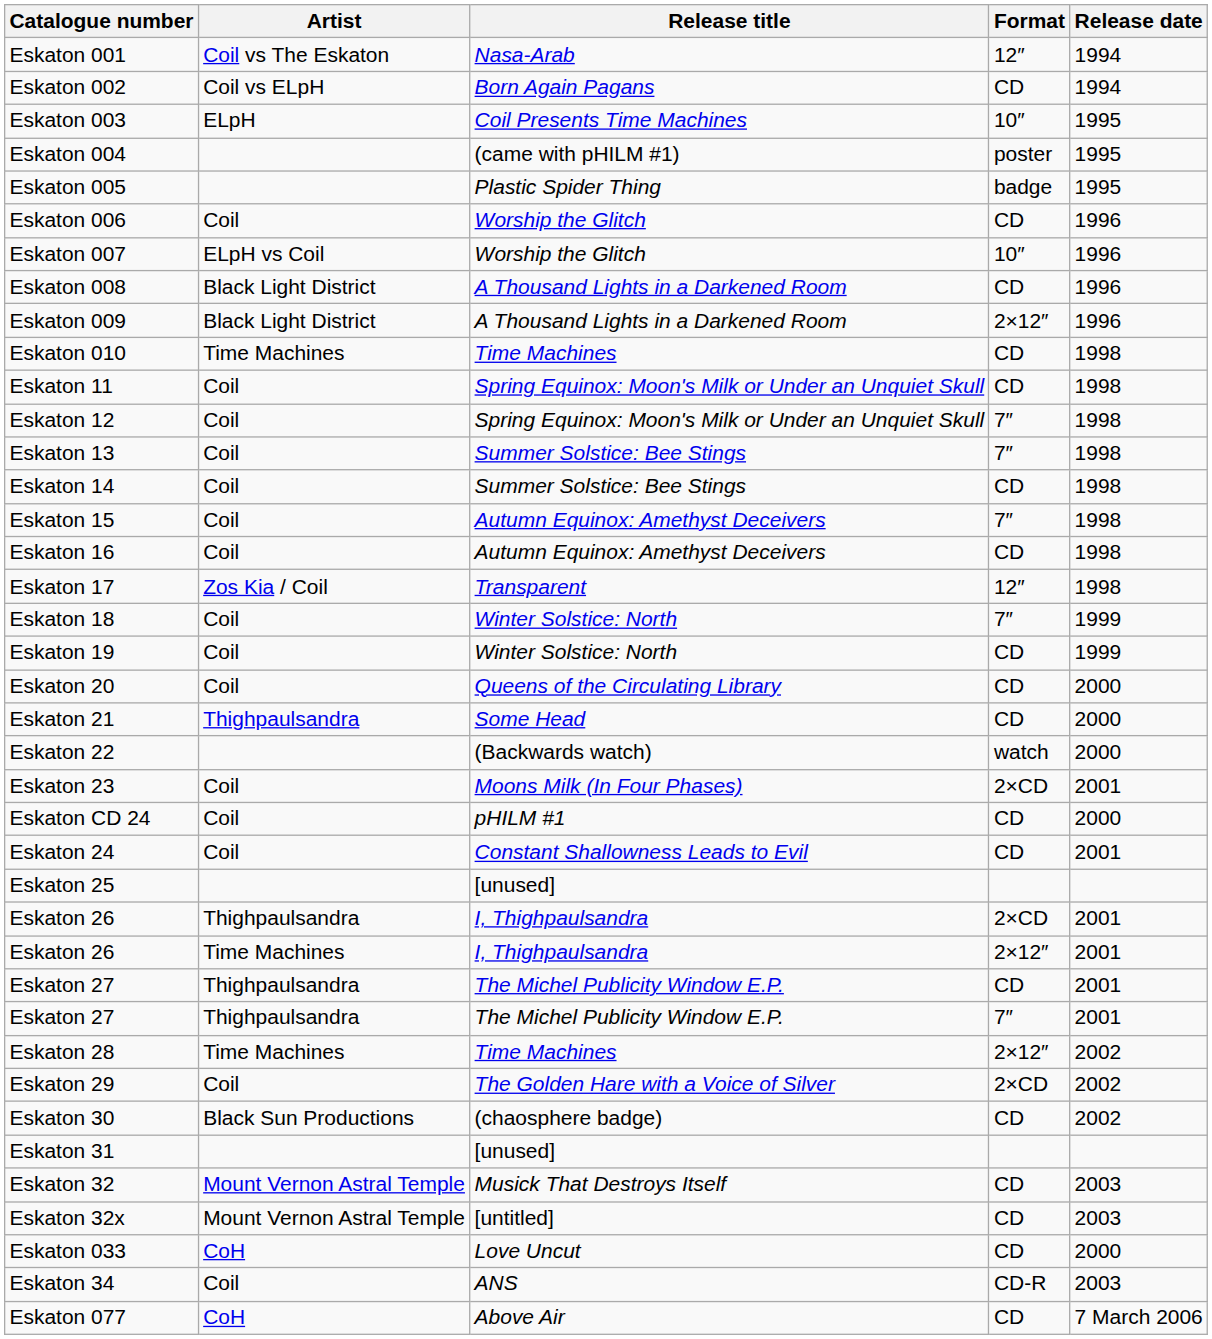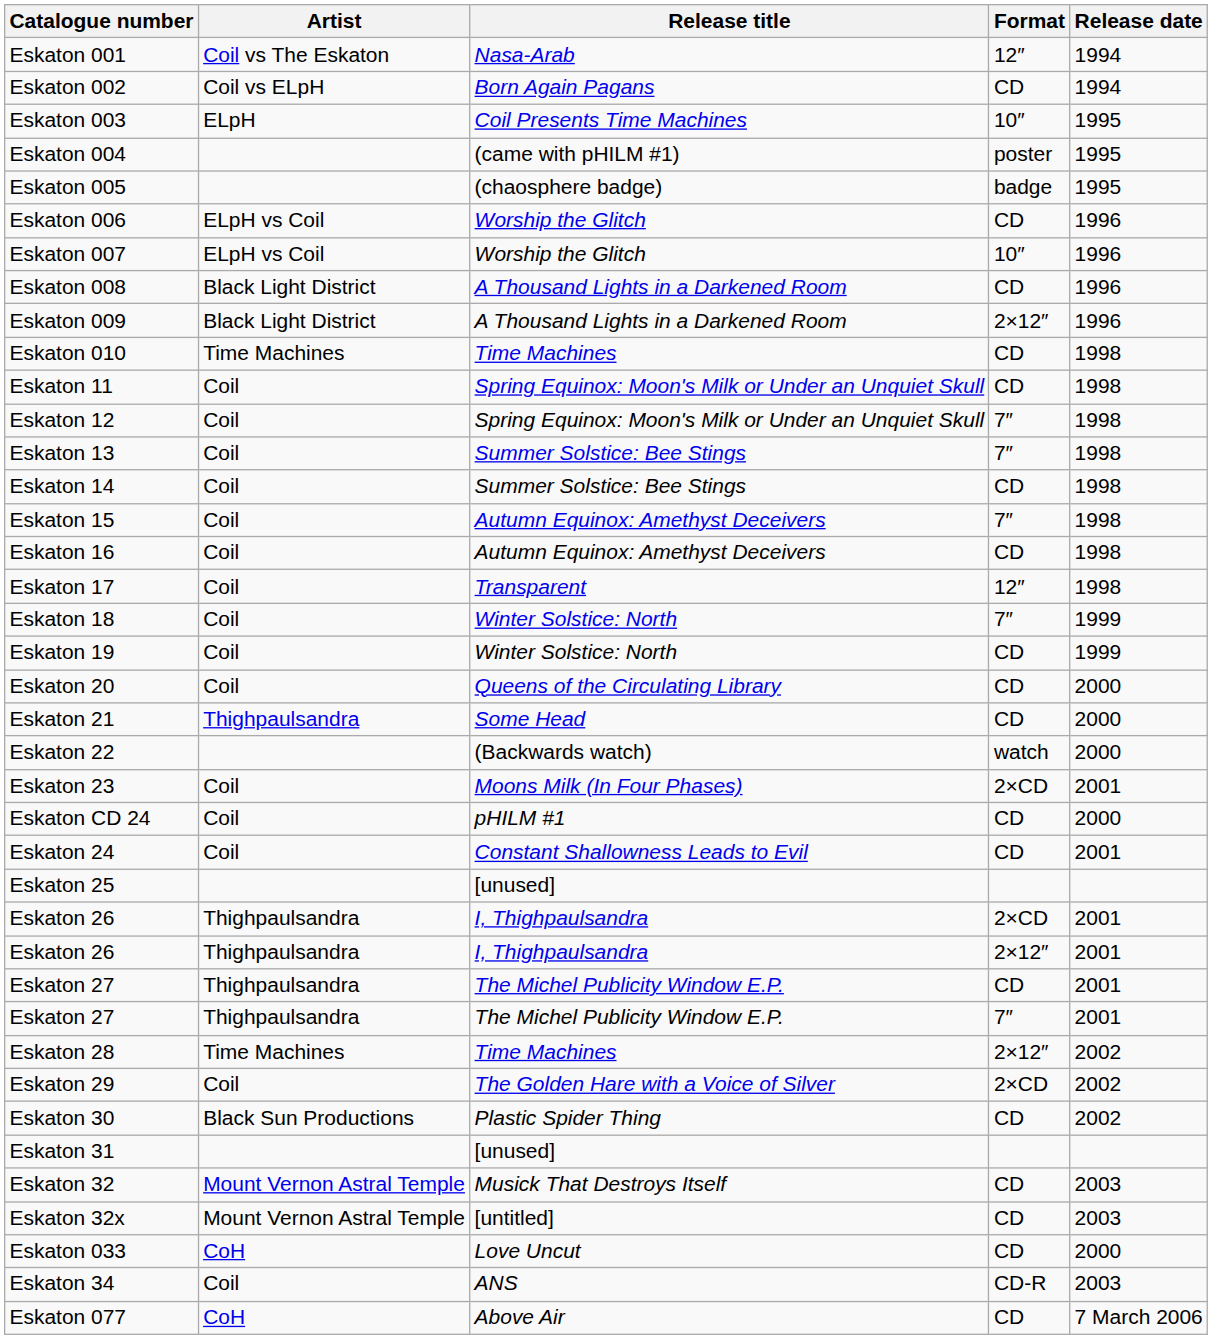(568, 187) Plastic Spider Thing -> (568, 187) (chaosphere badge)
(221, 220) Coil -> (264, 220) ELpH vs Coil
(265, 586) Zos Kia / Coil -> (221, 586) Coil
(274, 951) Time Machines -> (281, 951) Thighpaulsandra
(568, 1118) (chaosphere badge) -> (568, 1118) Plastic Spider Thing
